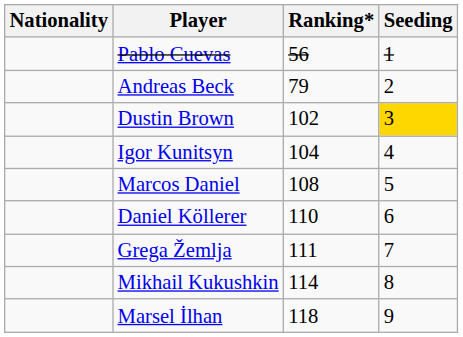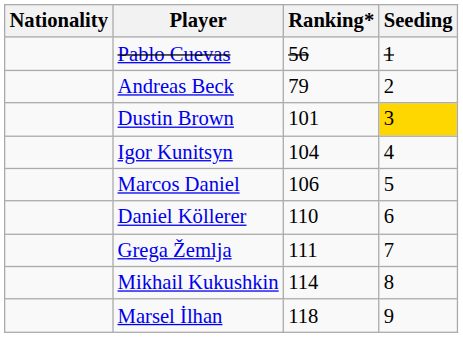(304, 119) 102 -> (304, 119) 101
(304, 184) 108 -> (304, 184) 106
